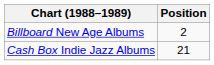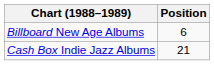(184, 32) 2 -> (184, 32) 6
